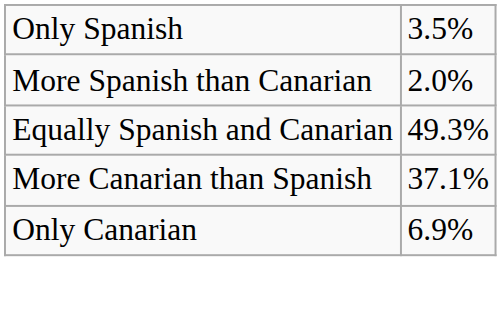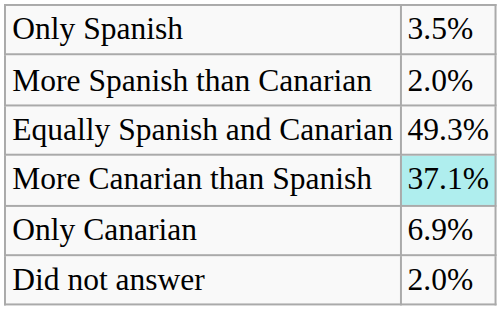(448, 179) no background -> (448, 179) paleturquoise background
+ row: (109, 279)
